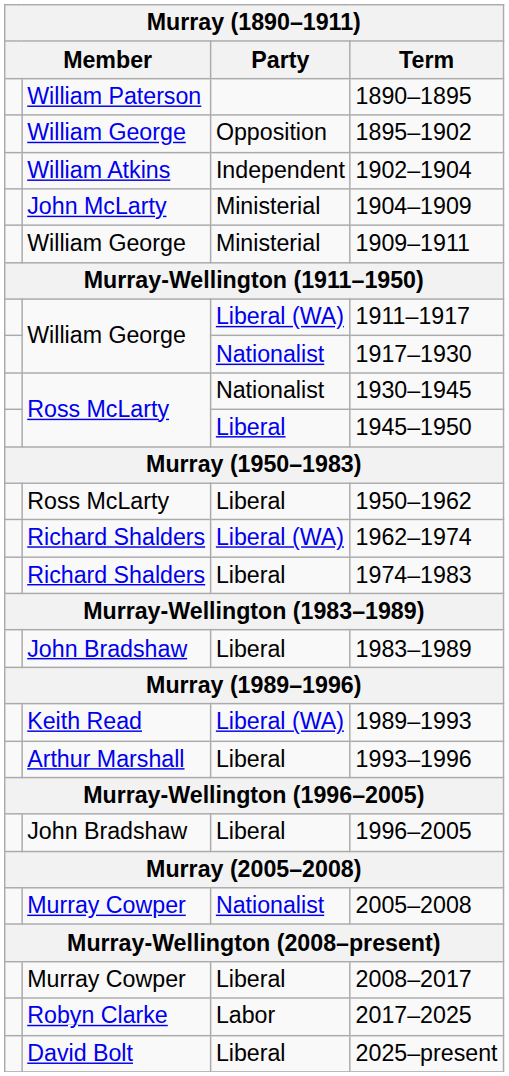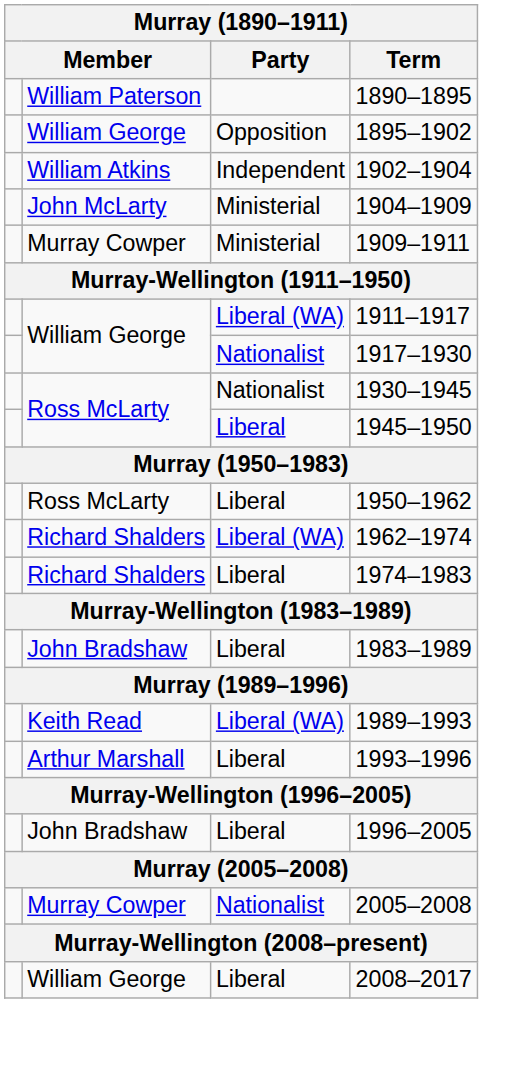(107, 243) William George -> (107, 243) Murray Cowper
(107, 979) Murray Cowper -> (107, 979) William George
- row: (414, 1016)
- row: (427, 1053)
